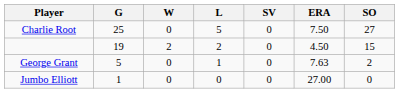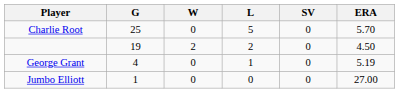- column: (369, 12)
(319, 29) 7.50 -> (366, 29) 5.70
(119, 63) 5 -> (135, 63) 4
(319, 63) 7.63 -> (366, 63) 5.19
